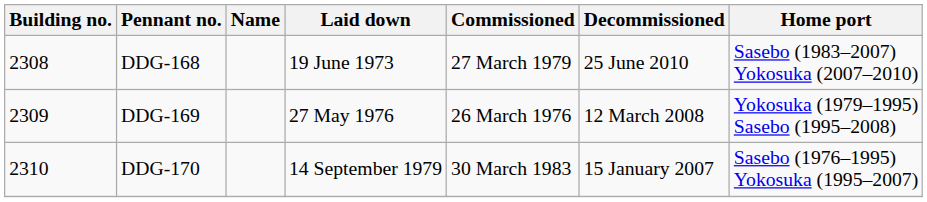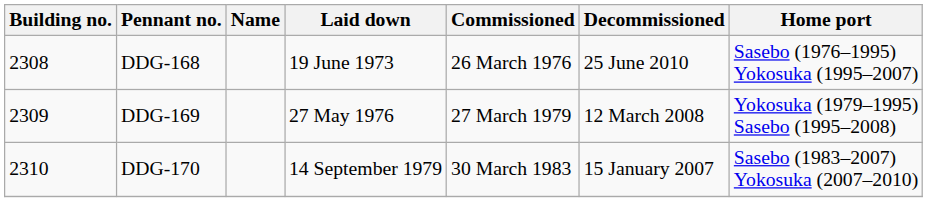(511, 62) 27 March 1979 -> (511, 62) 26 March 1976
(826, 62) Sasebo (1983–2007) Yokosuka (2007–2010) -> (826, 62) Sasebo (1976–1995) Yokosuka (1995–2007)
(511, 115) 26 March 1976 -> (511, 115) 27 March 1979
(826, 169) Sasebo (1976–1995) Yokosuka (1995–2007) -> (826, 169) Sasebo (1983–2007) Yokosuka (2007–2010)
